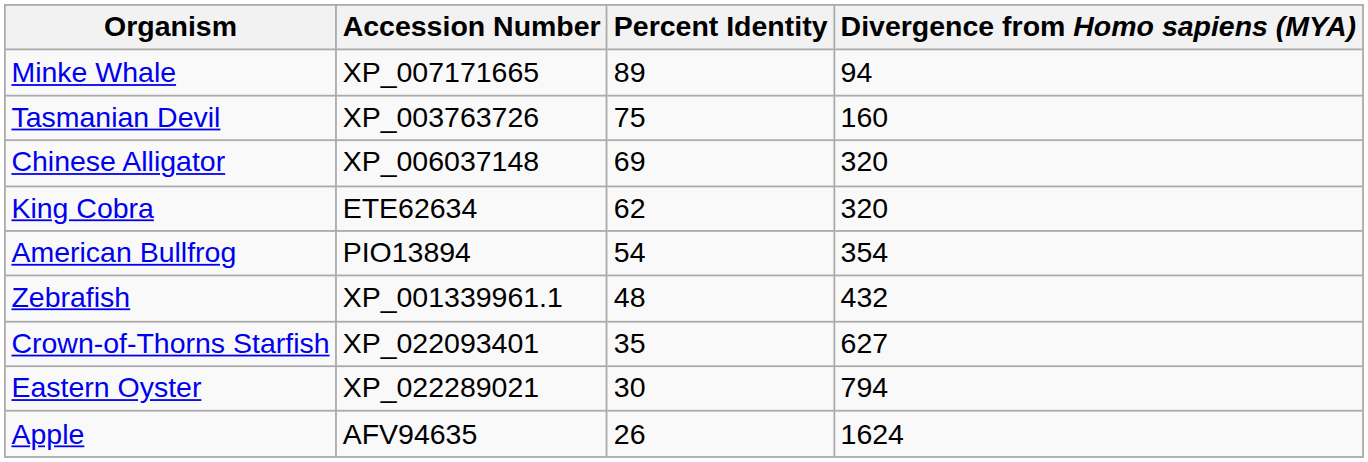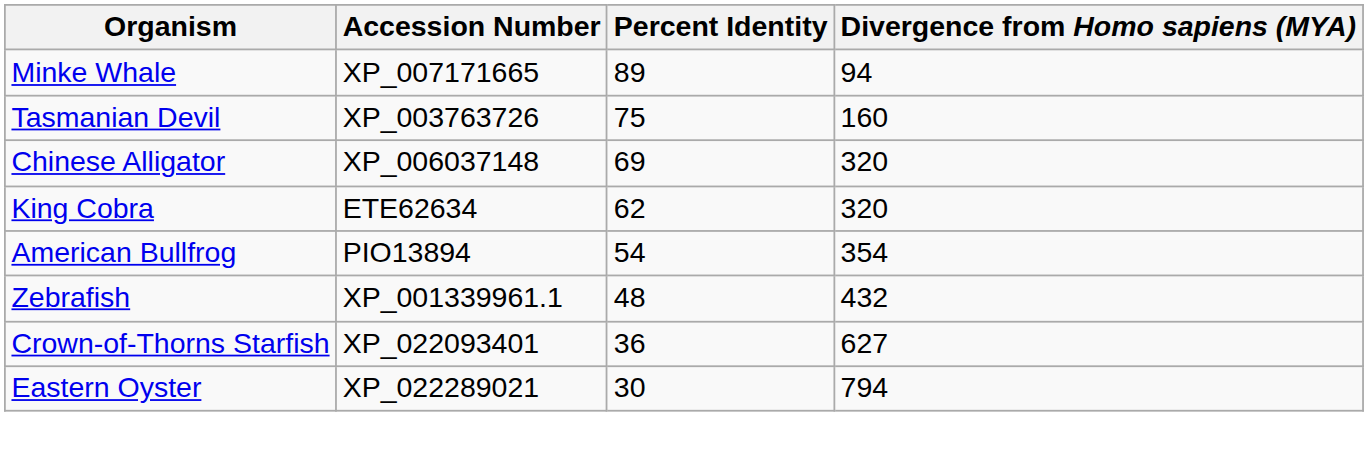(630, 343) 35 -> (630, 343) 36
- row: (48, 433)
